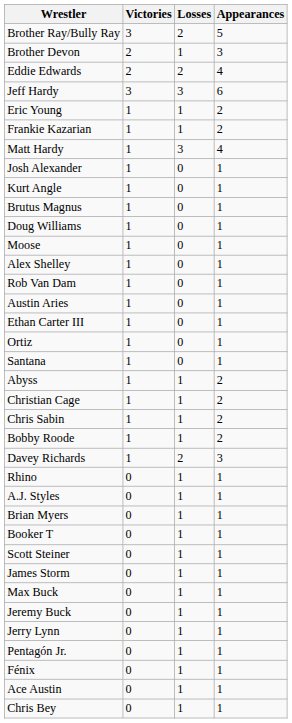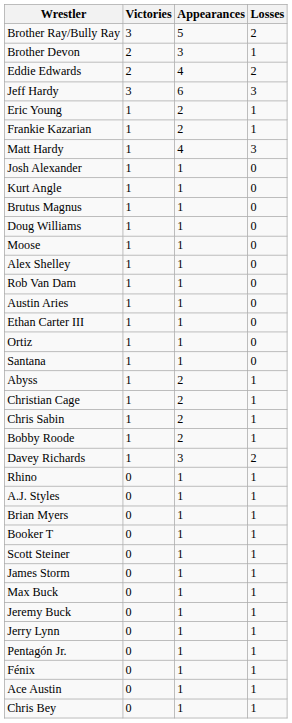columns swapped: (194, 14) <-> (251, 14)
